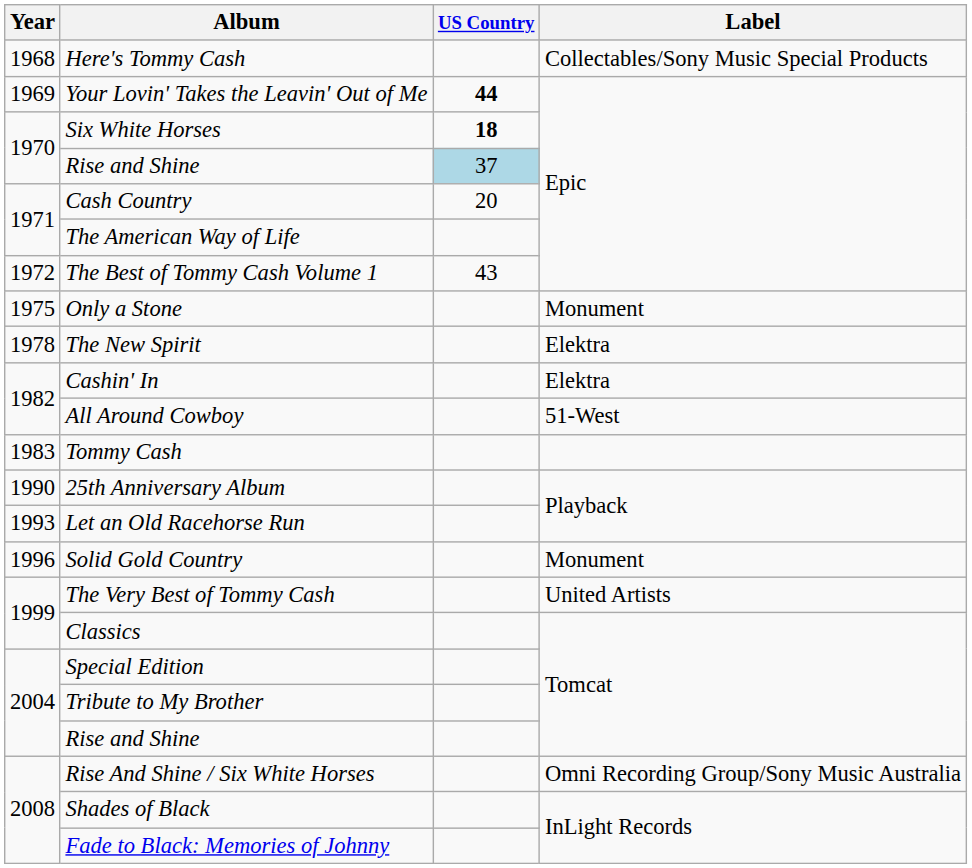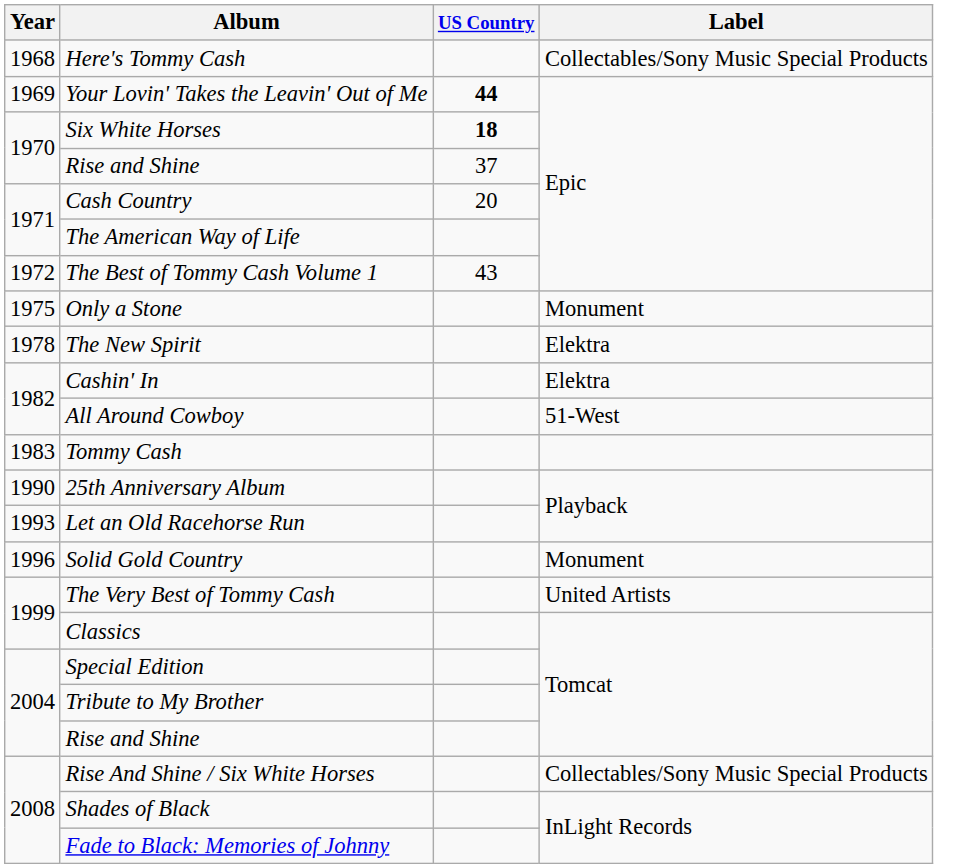(486, 165) lightblue background -> (486, 165) no background
(753, 773) Omni Recording Group/Sony Music Australia -> (736, 773) Collectables/Sony Music Special Products
